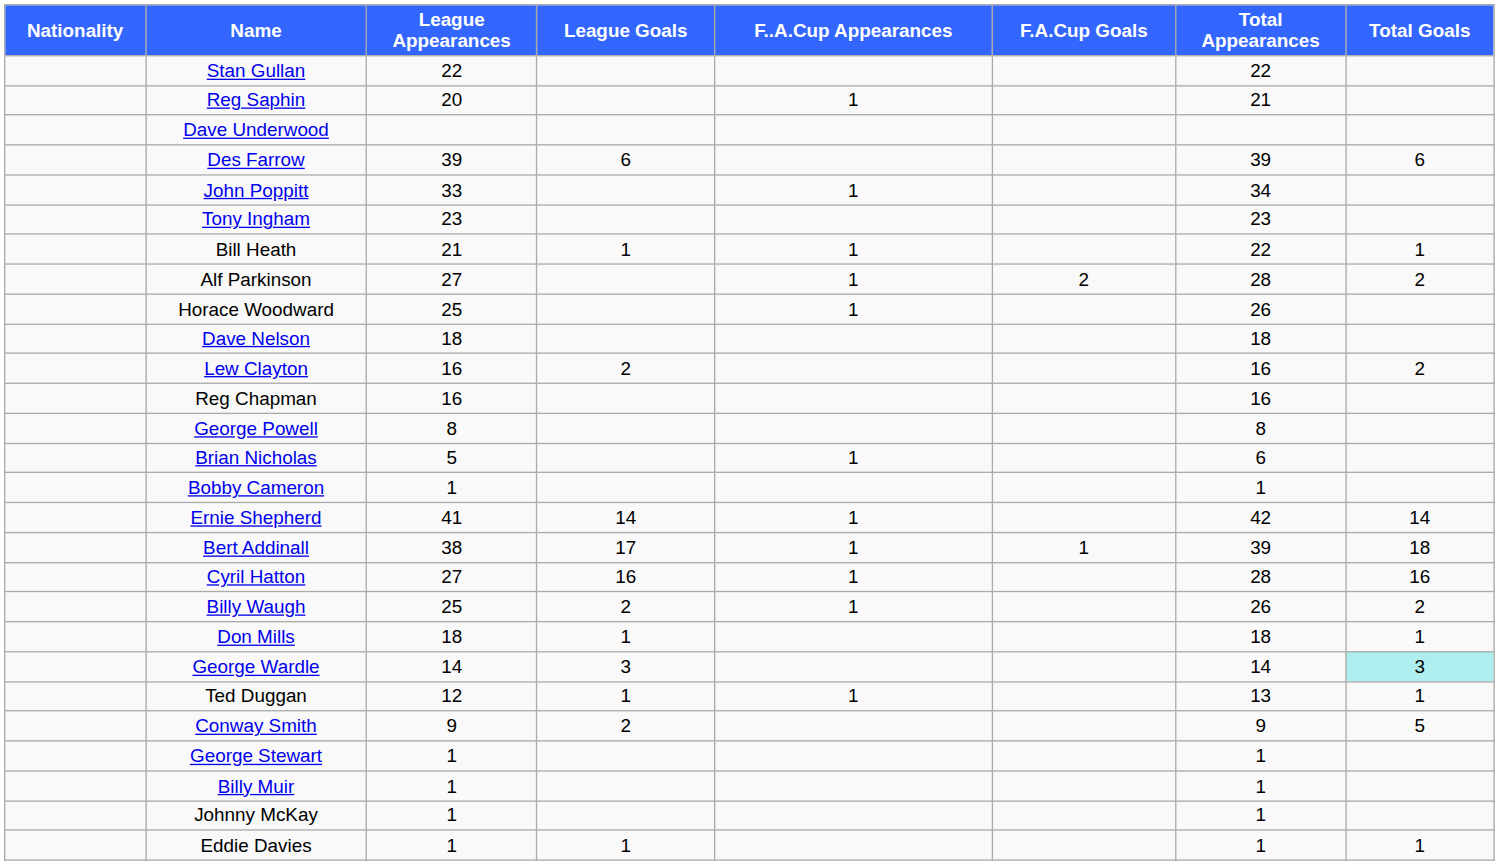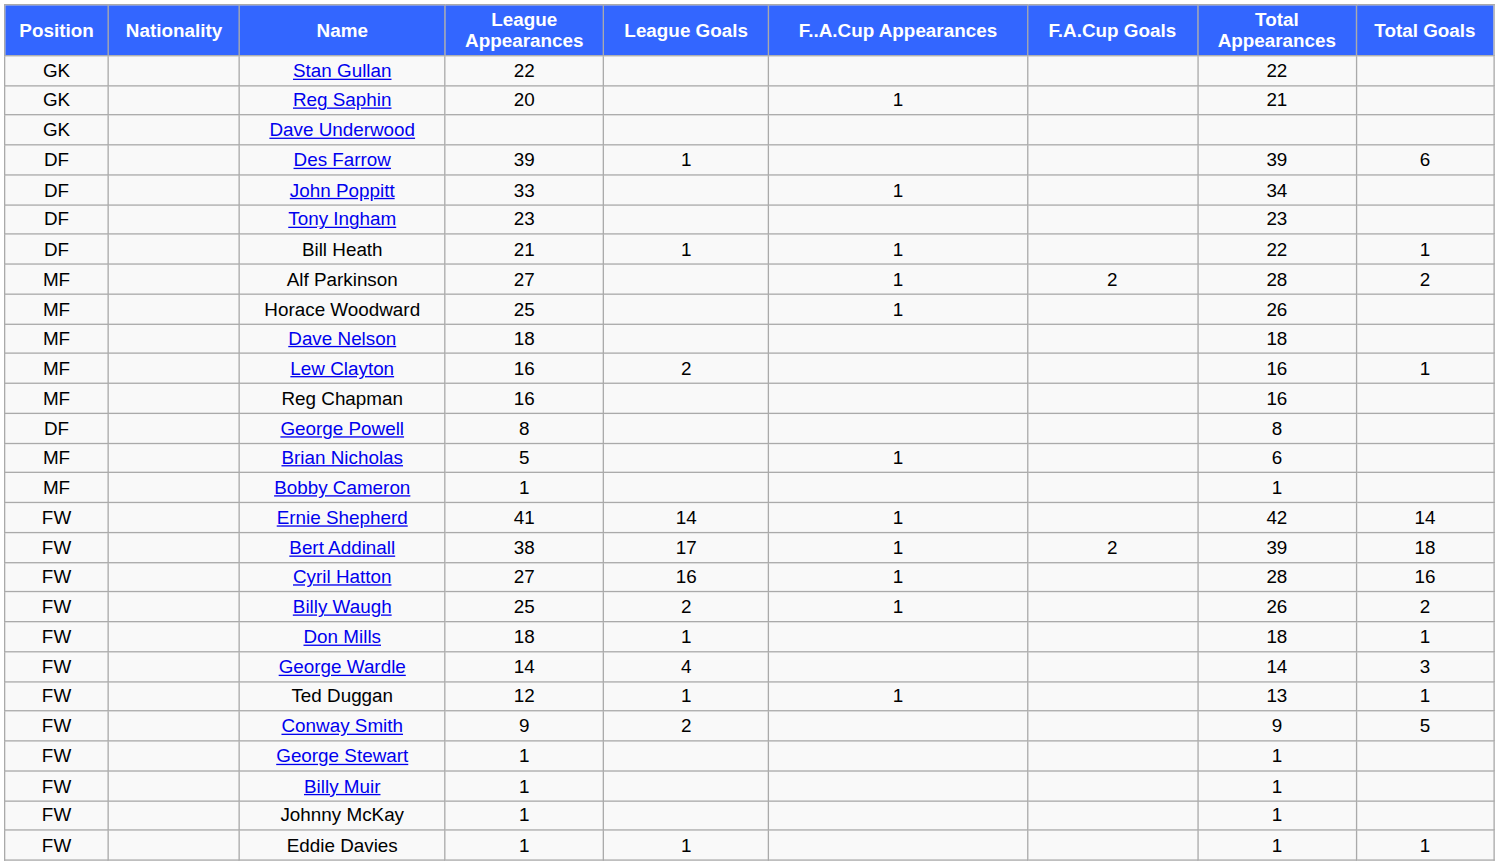+ column: (57, 30)
(626, 160) 6 -> (686, 160) 1
(1420, 369) 2 -> (1425, 369) 1
(1084, 548) 1 -> (1112, 548) 2
(626, 667) 3 -> (686, 667) 4
(1420, 667) paleturquoise background -> (1425, 667) no background
